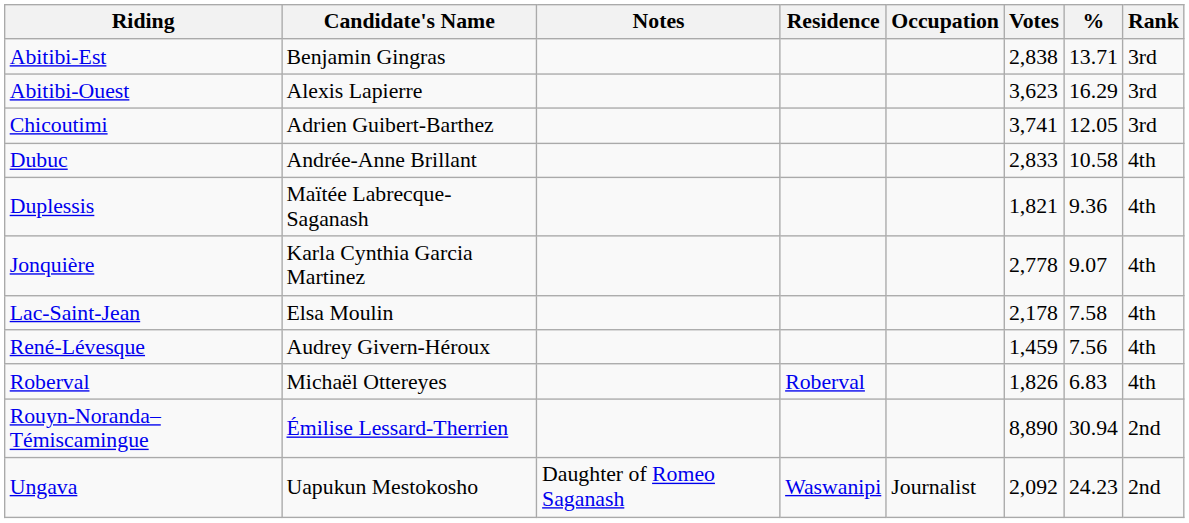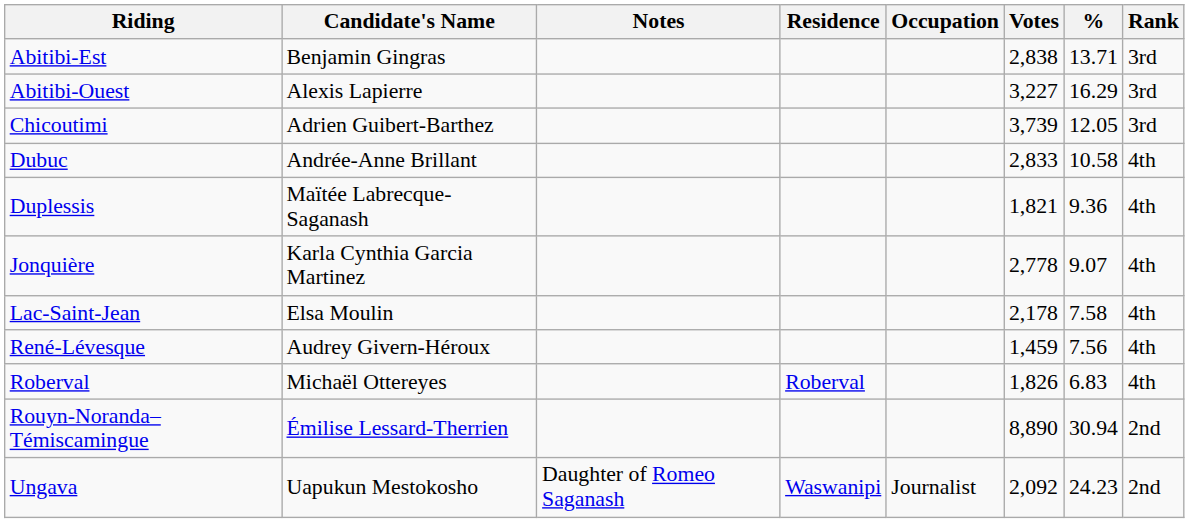(1033, 90) 3,623 -> (1033, 90) 3,227
(1033, 125) 3,741 -> (1033, 125) 3,739
